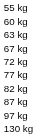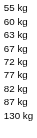- row: (16, 115)
